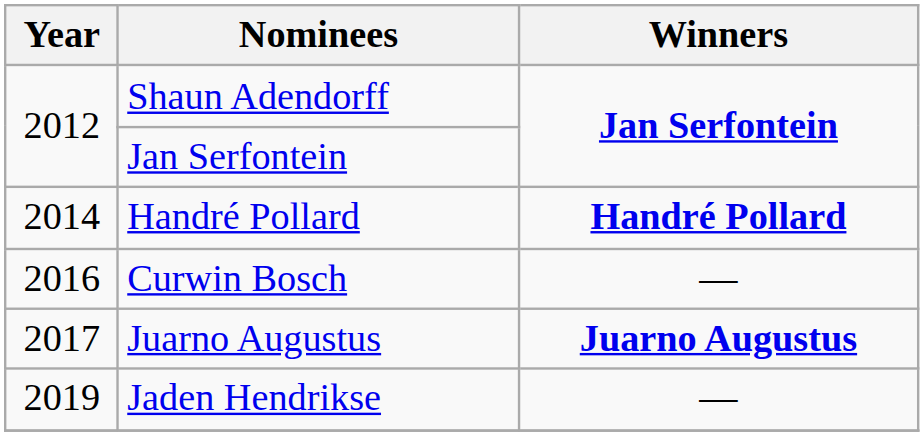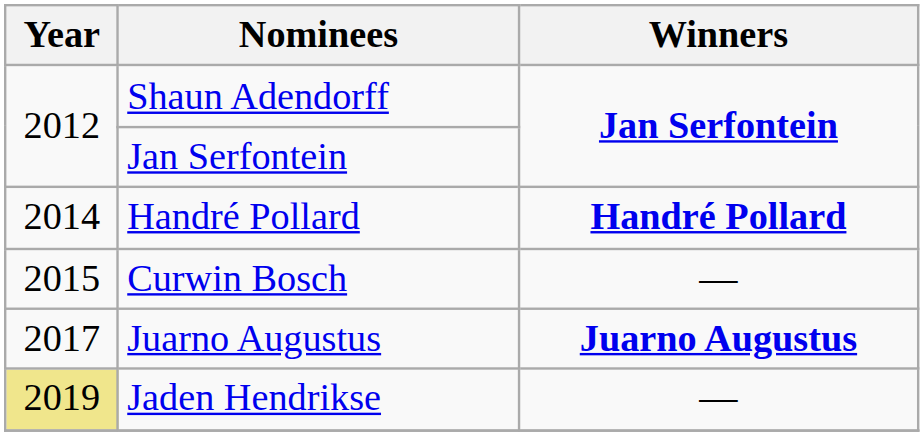(62, 277) 2016 -> (62, 277) 2015
(62, 398) no background -> (62, 398) khaki background
